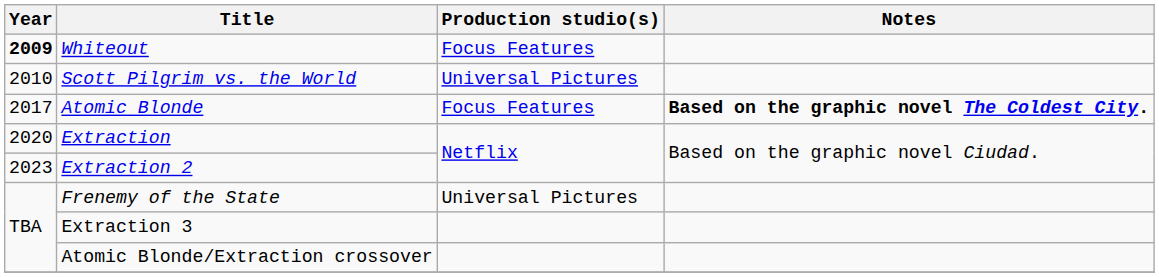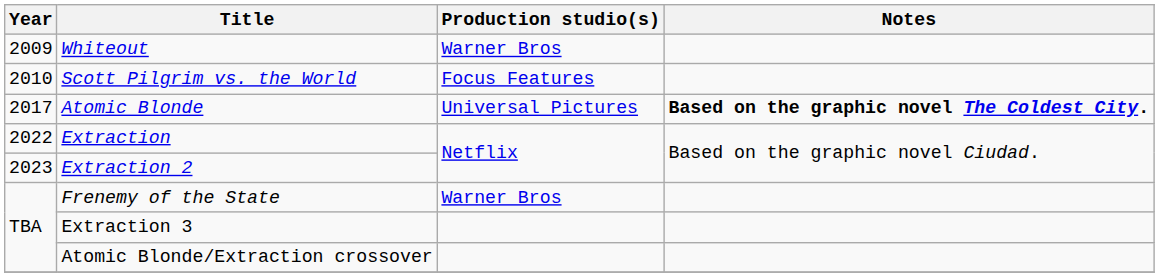(31, 49) bold -> (31, 49) normal
(518, 49) Focus Features -> (501, 49) Warner Bros
(540, 79) Universal Pictures -> (518, 79) Focus Features
(518, 109) Focus Features -> (540, 109) Universal Pictures
(31, 138) 2020 -> (31, 138) 2022
(540, 198) Universal Pictures -> (501, 198) Warner Bros
